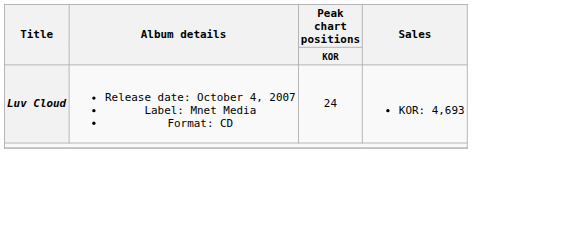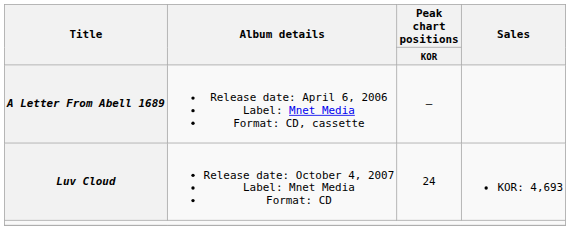+ row: (86, 104)
